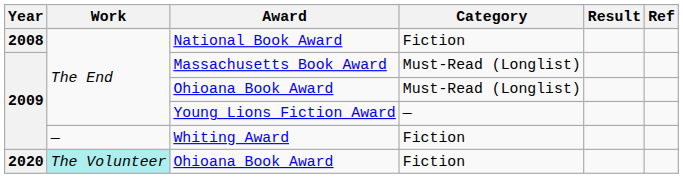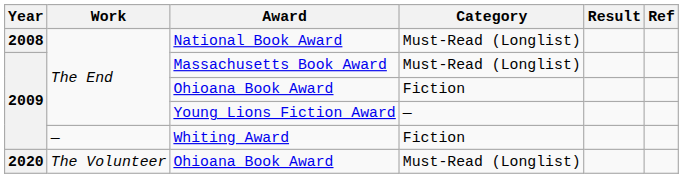(434, 41) Fiction -> (492, 41) Must-Read (Longlist)
(492, 89) Must-Read (Longlist) -> (434, 89) Fiction
(109, 162) paleturquoise background -> (109, 162) no background
(434, 162) Fiction -> (492, 162) Must-Read (Longlist)
